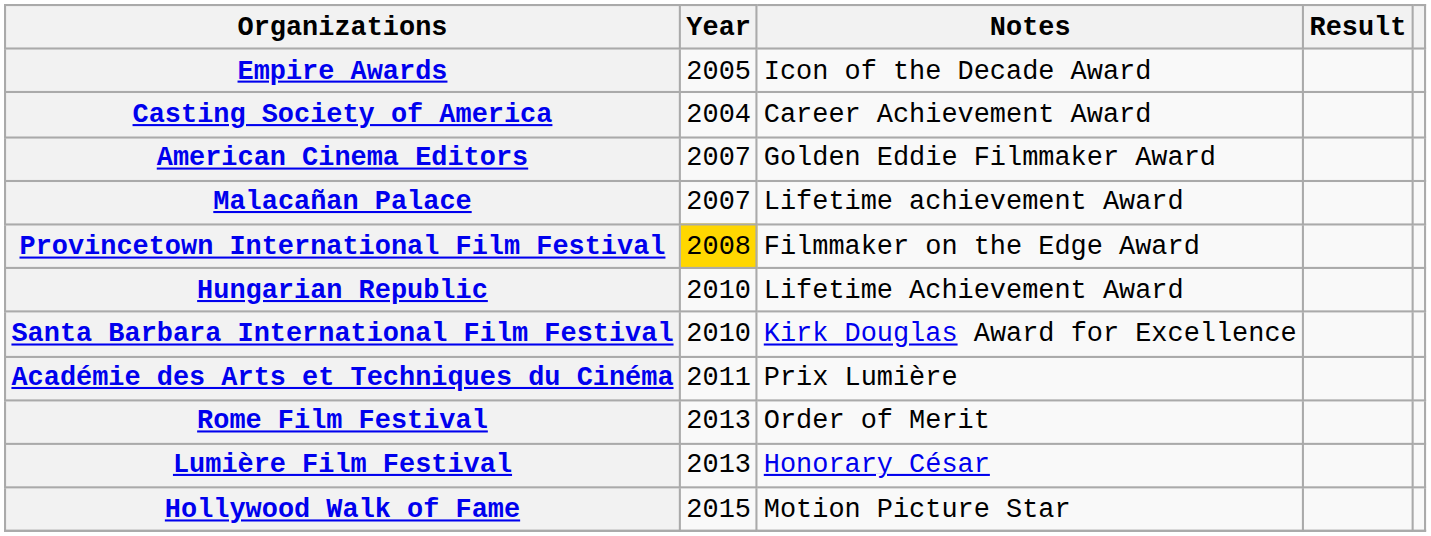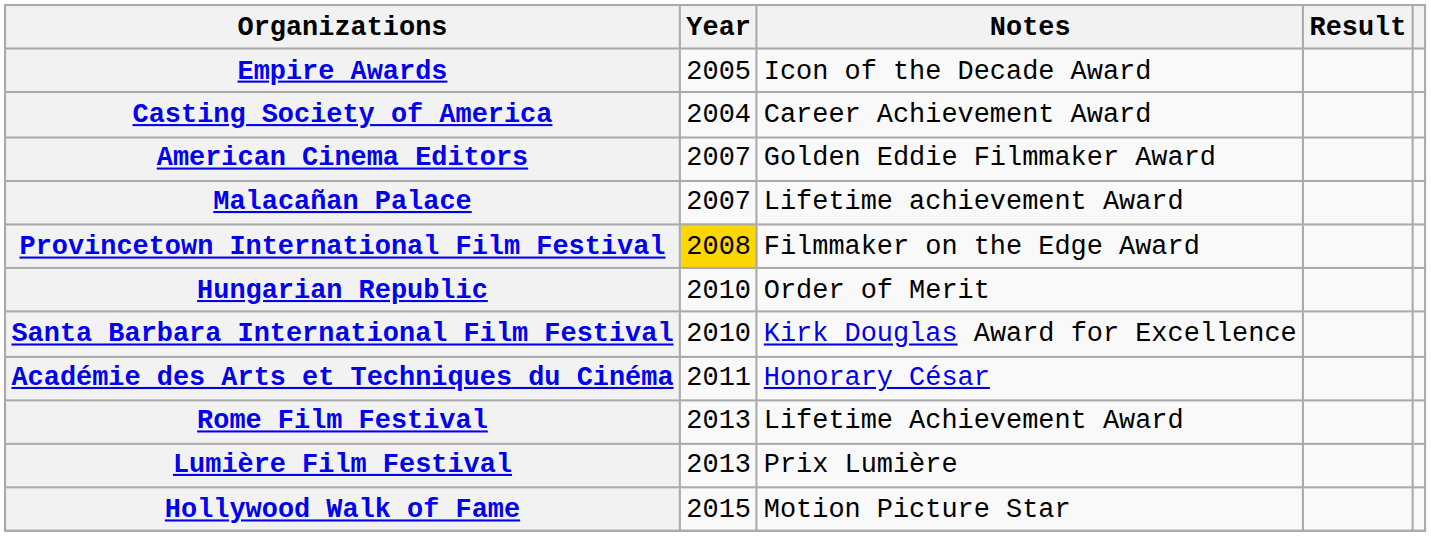(974, 290) Lifetime Achievement Award -> (877, 290) Order of Merit
(861, 378) Prix Lumière -> (877, 378) Honorary César
(877, 422) Order of Merit -> (974, 422) Lifetime Achievement Award
(877, 466) Honorary César -> (861, 466) Prix Lumière
